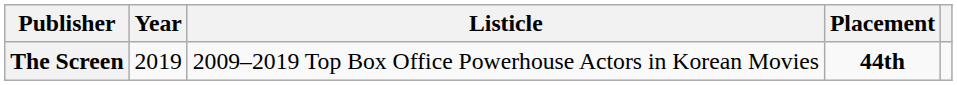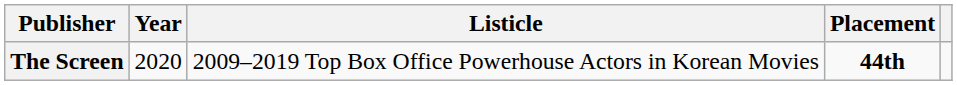(158, 60) 2019 -> (158, 60) 2020
